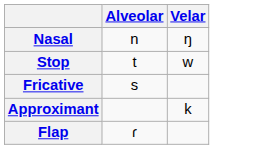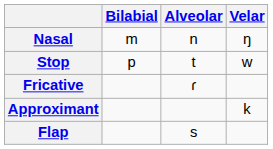+ column: (132, 16)
(134, 86) s -> (194, 86) ɾ
(134, 132) ɾ -> (194, 132) s
